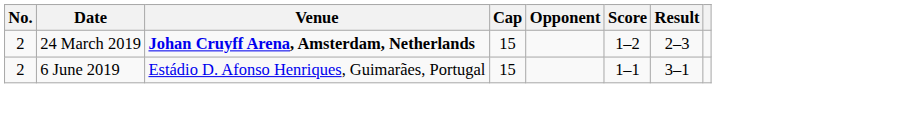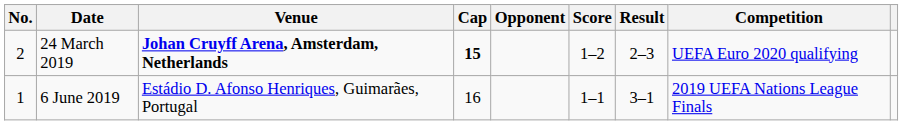+ column: (779, 17)
(508, 43) normal -> (472, 52) bold
(20, 69) 2 -> (20, 97) 1
(508, 69) 15 -> (472, 97) 16
